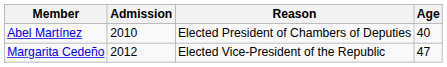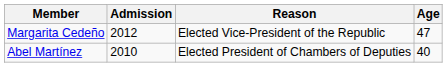rows swapped: (45, 33) <-> (56, 52)
